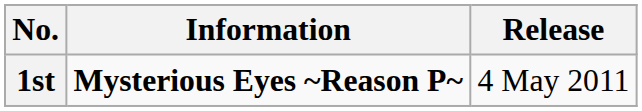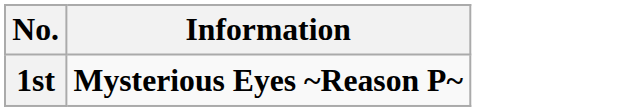- column: (553, 29)
